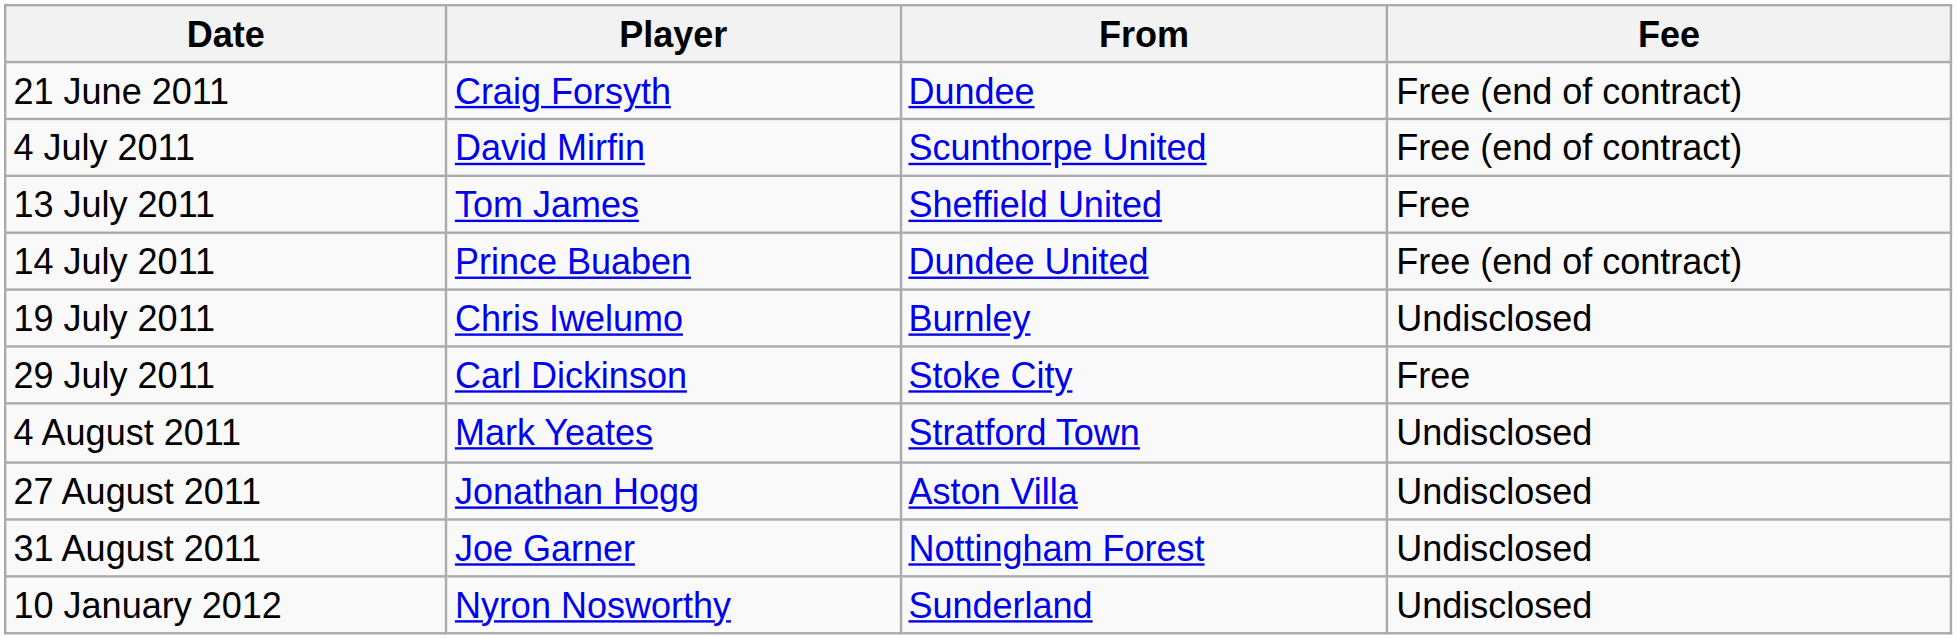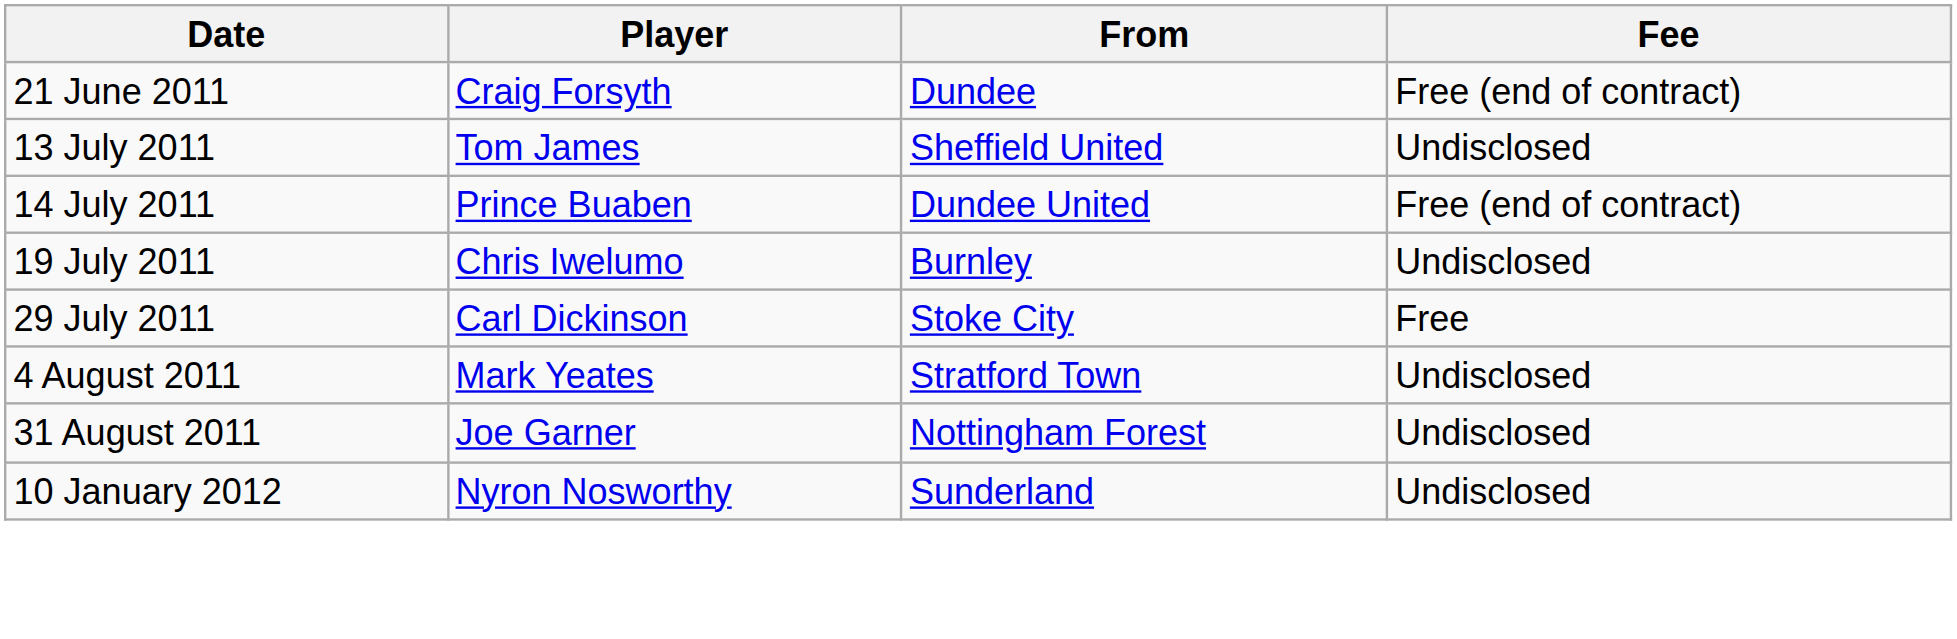- row: (104, 148)
(1433, 205) Free -> (1493, 148) Undisclosed
- row: (137, 490)
